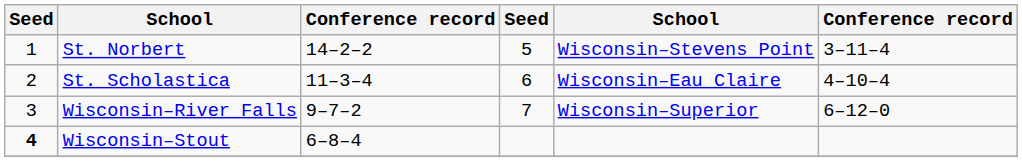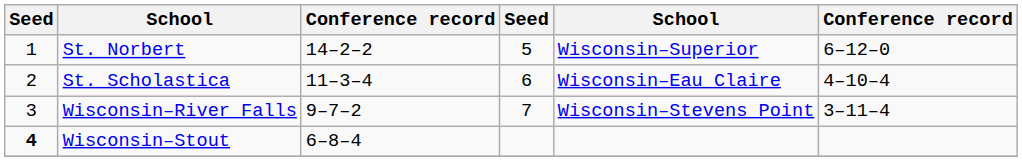(686, 50) Wisconsin–Stevens Point -> (658, 50) Wisconsin–Superior
(857, 50) 3–11–4 -> (857, 50) 6–12–0
(658, 111) Wisconsin–Superior -> (686, 111) Wisconsin–Stevens Point
(857, 111) 6–12–0 -> (857, 111) 3–11–4
